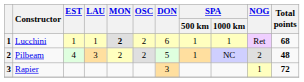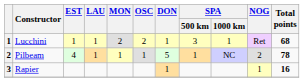(120, 40) bold -> (120, 40) normal
(167, 40) 6 -> (167, 40) 1
(195, 40) 1 -> (195, 40) 3
(96, 55) 3 -> (96, 55) 1
(120, 55) 2 -> (120, 55) 1
(144, 55) 2 -> (144, 55) 1
(285, 55) 48 -> (285, 55) 78
(167, 69) 3 -> (167, 69) 1
(285, 69) 72 -> (285, 69) 16
